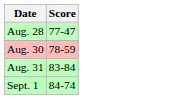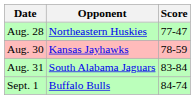+ column: (102, 13)
